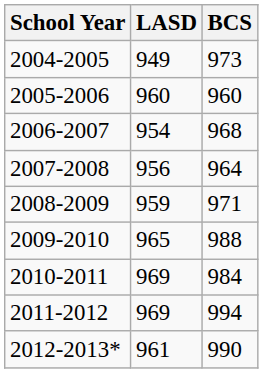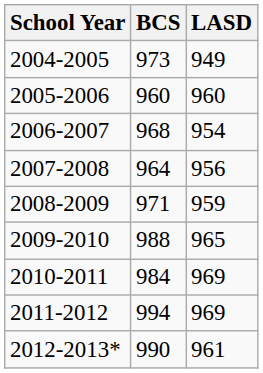columns swapped: (230, 22) <-> (167, 22)
